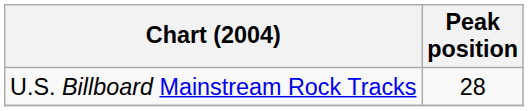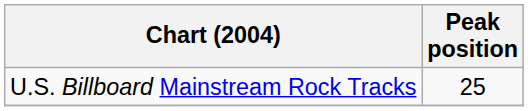(473, 86) 28 -> (473, 86) 25
